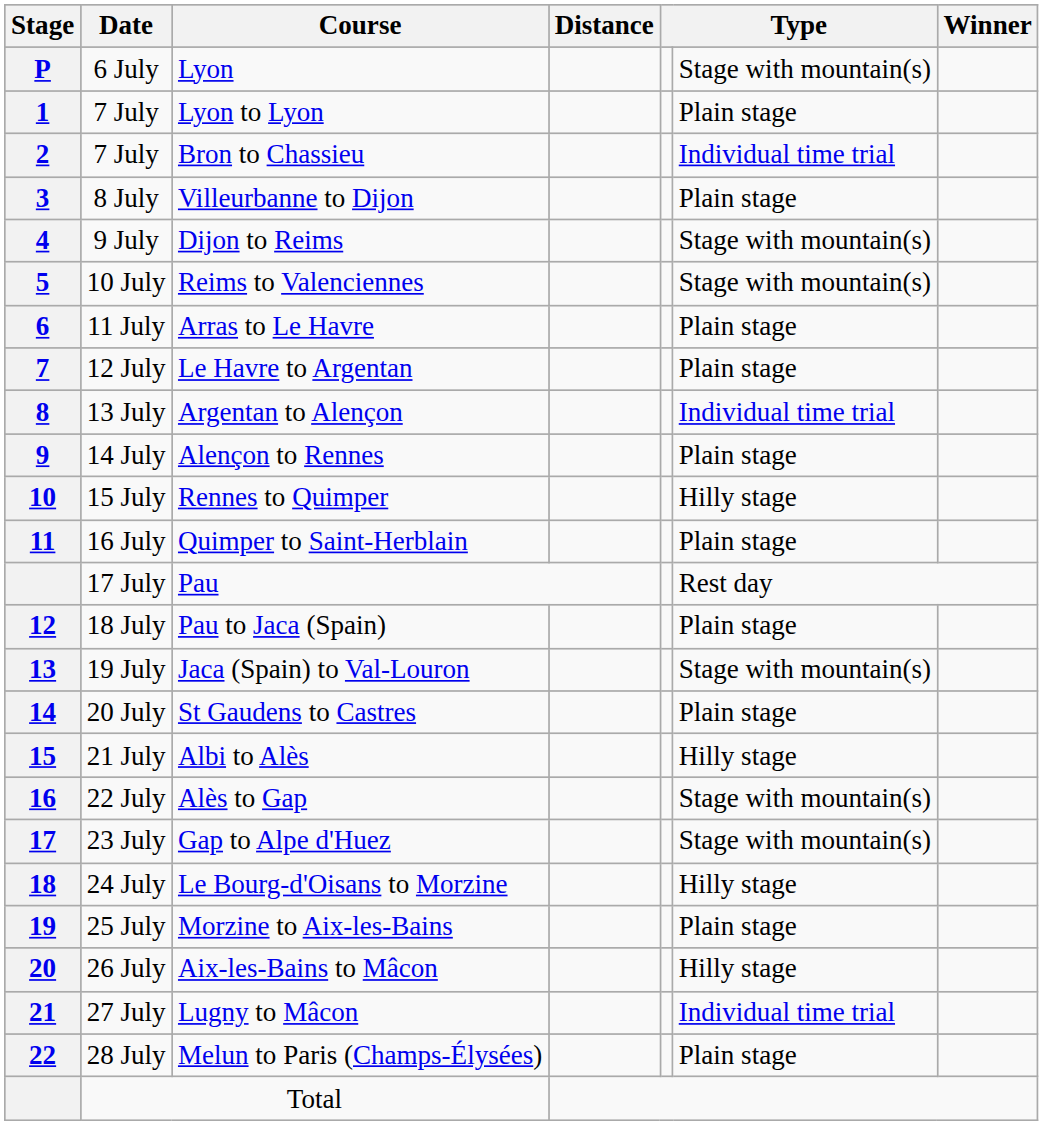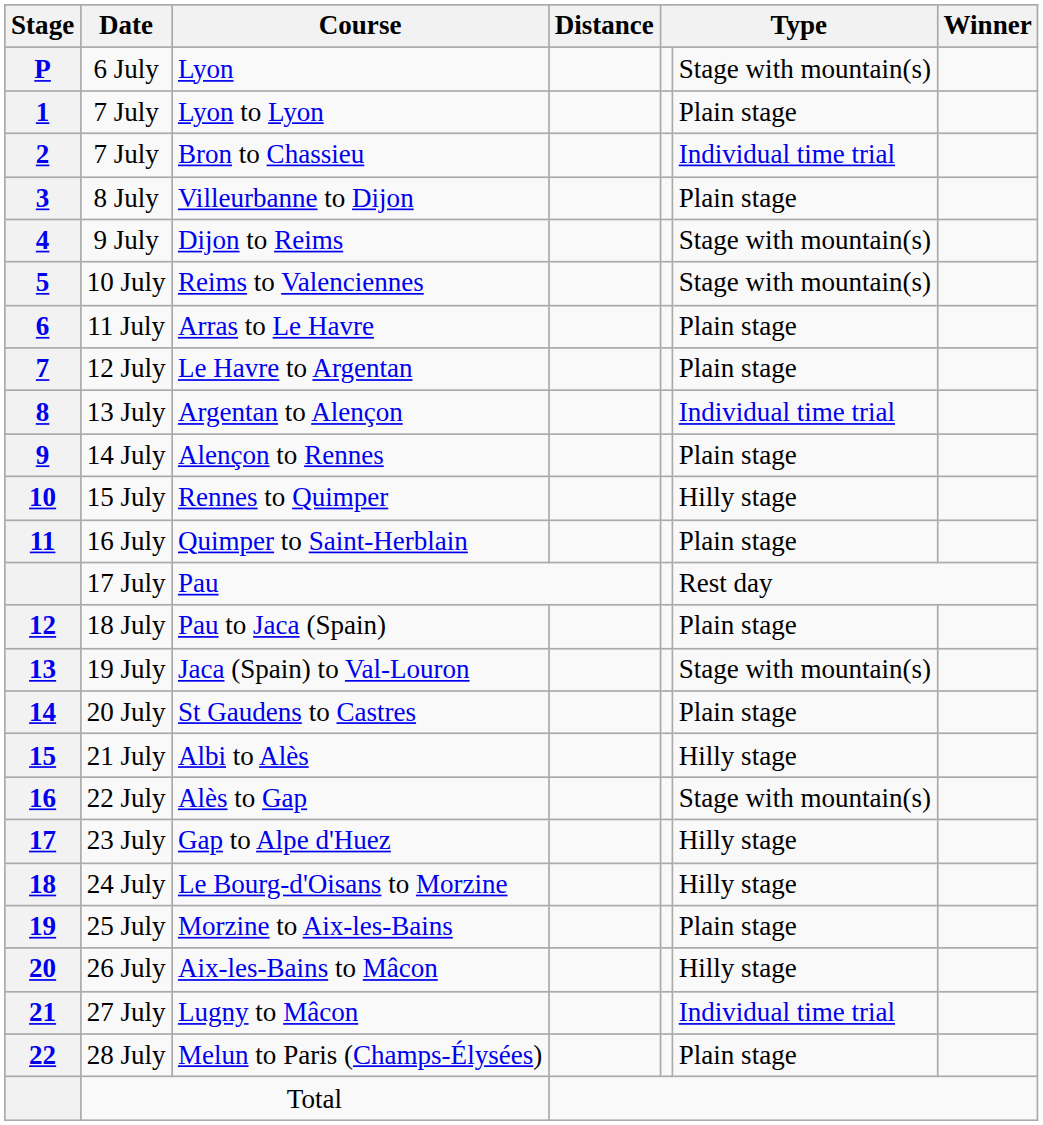(805, 840) Stage with mountain(s) -> (738, 840) Hilly stage
